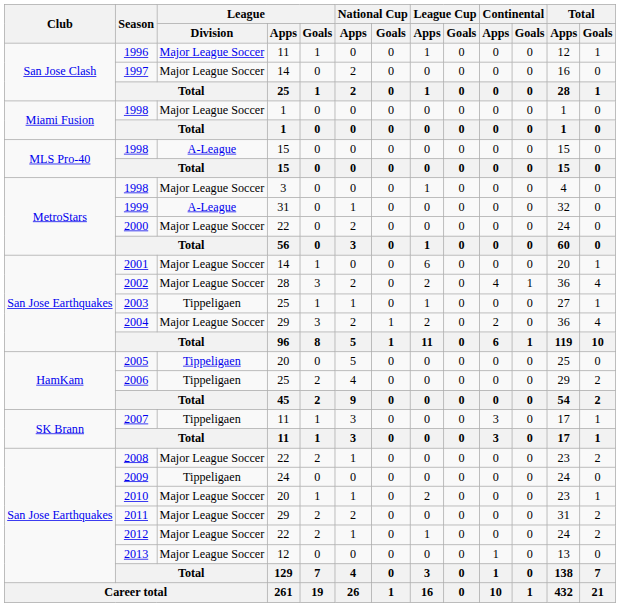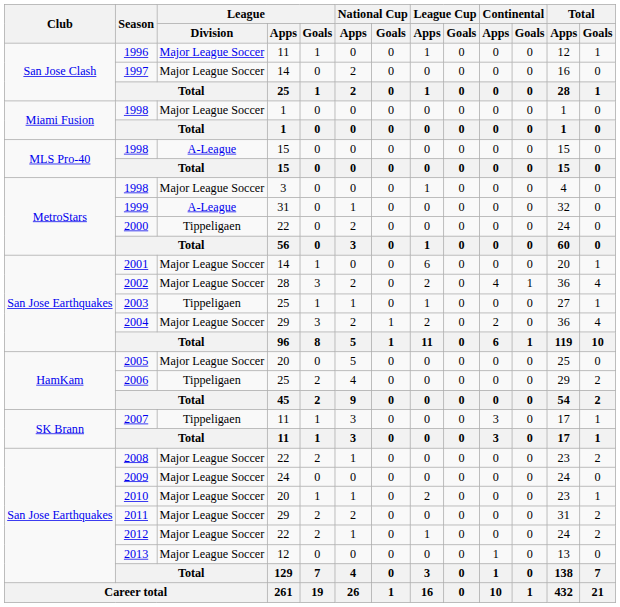(212, 226) Major League Soccer -> (212, 226) Tippeligaen
(212, 361) Tippeligaen -> (212, 361) Major League Soccer
(212, 476) Tippeligaen -> (212, 476) Major League Soccer
